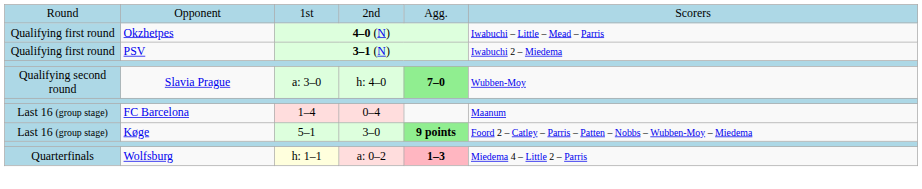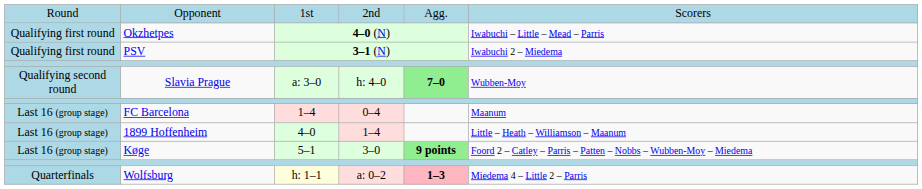+ row: (165, 132)
